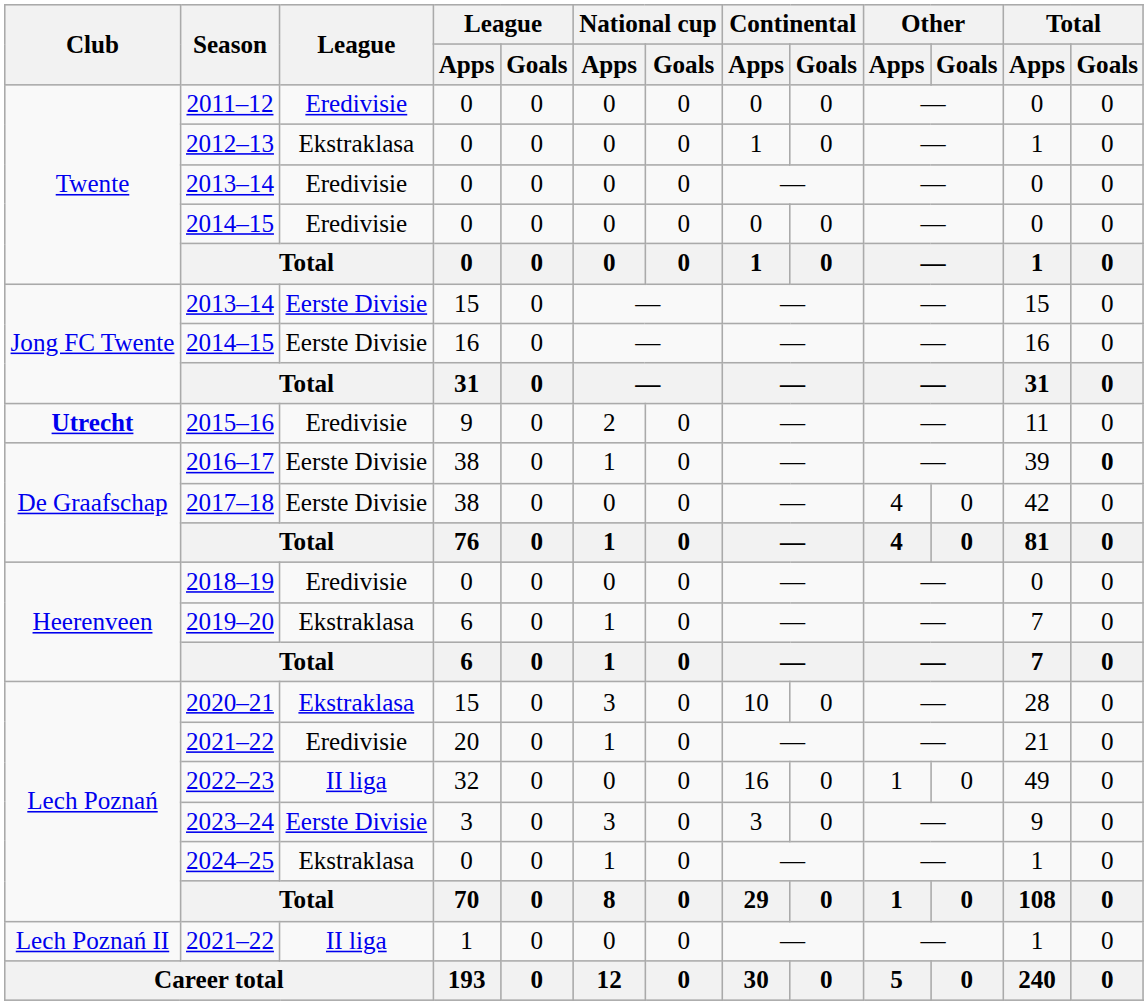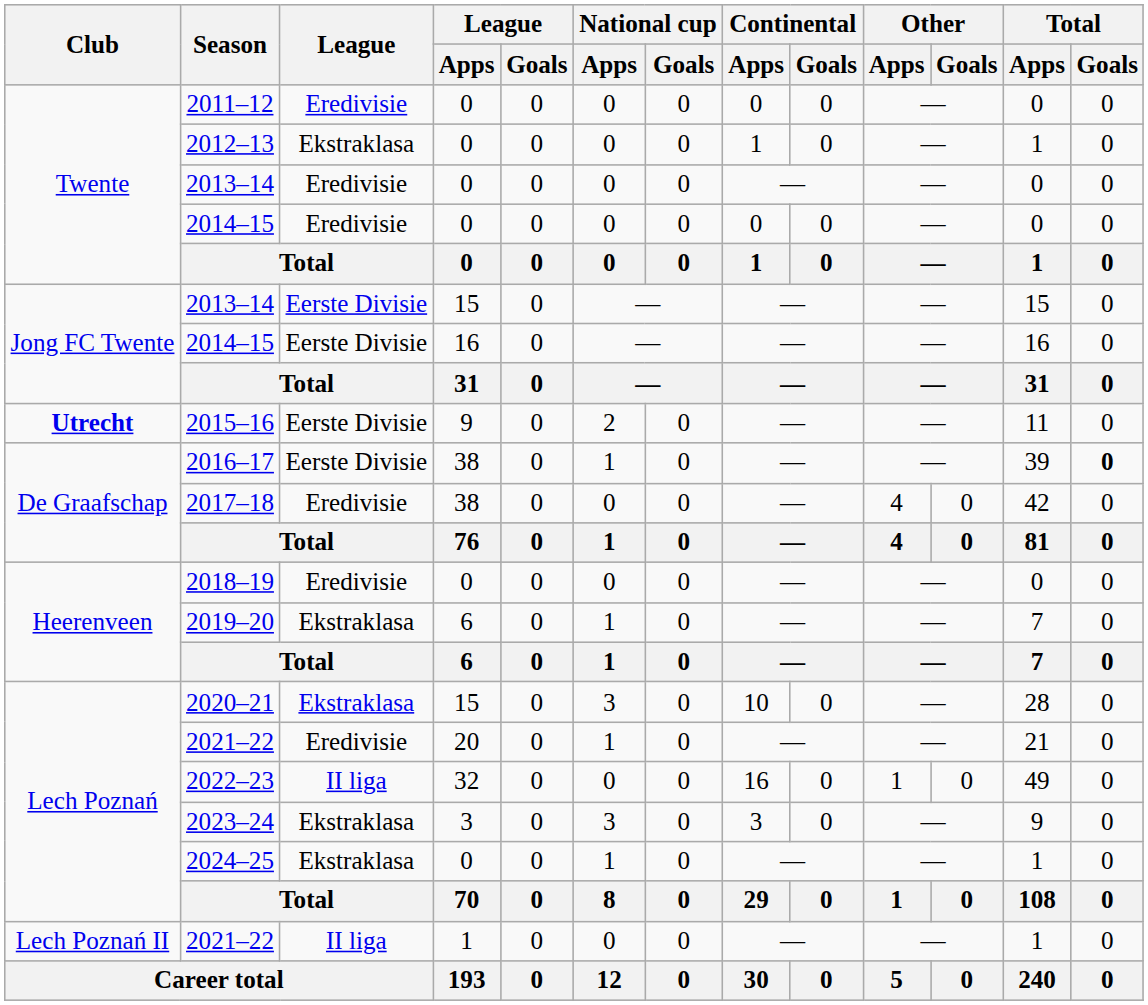(356, 422) Eredivisie -> (356, 422) Eerste Divisie
(356, 502) Eerste Divisie -> (356, 502) Eredivisie
(356, 821) Eerste Divisie -> (356, 821) Ekstraklasa
